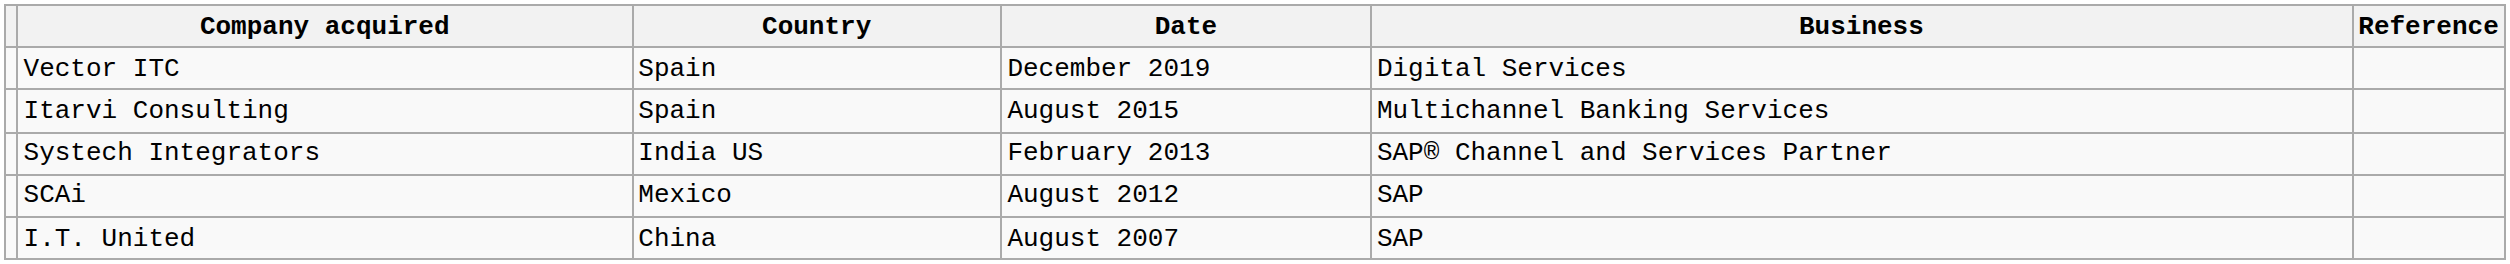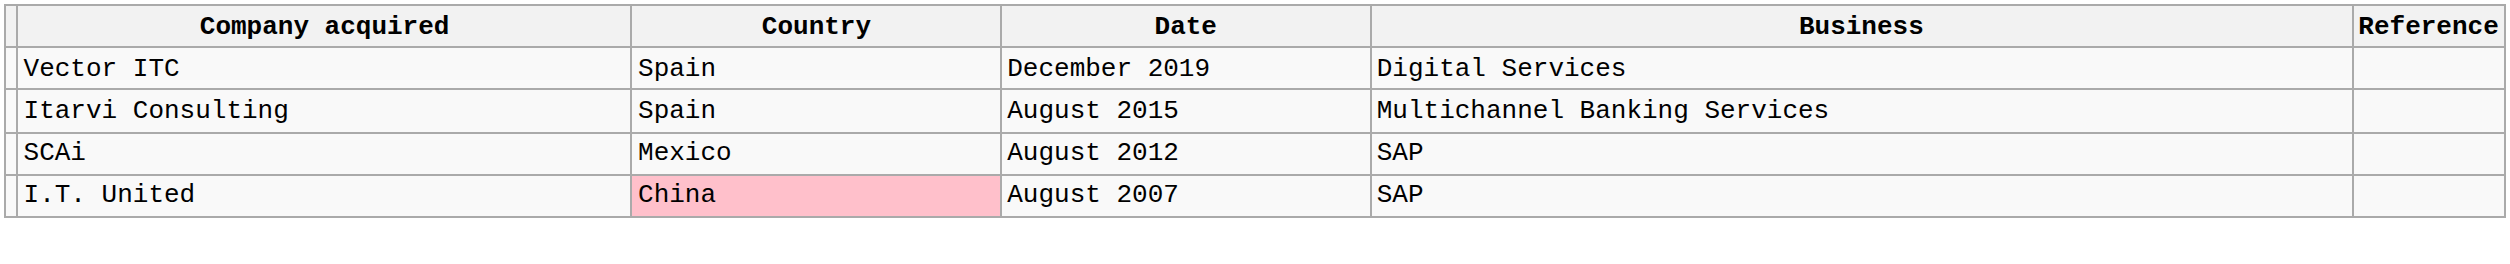- row: (172, 153)
(677, 238) no background -> (677, 196) pink background
